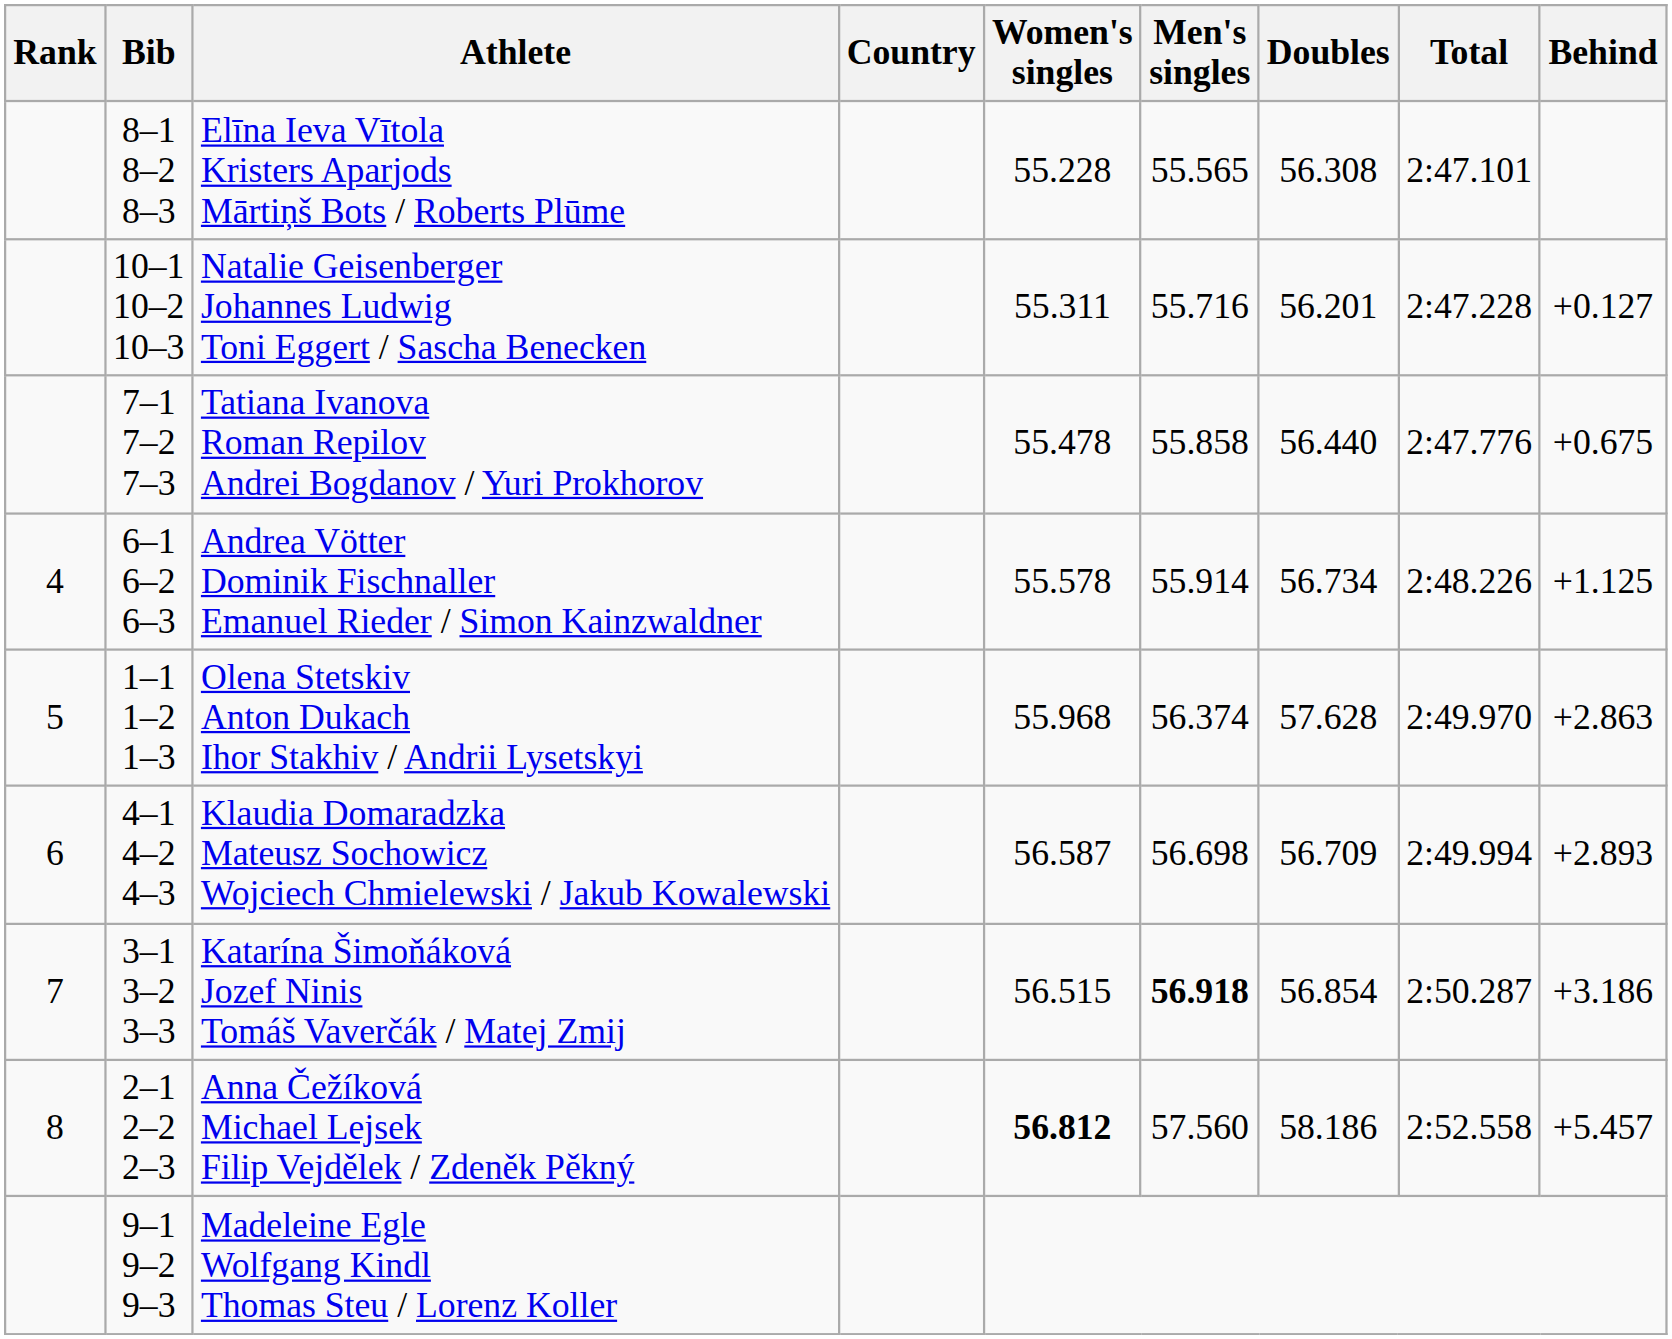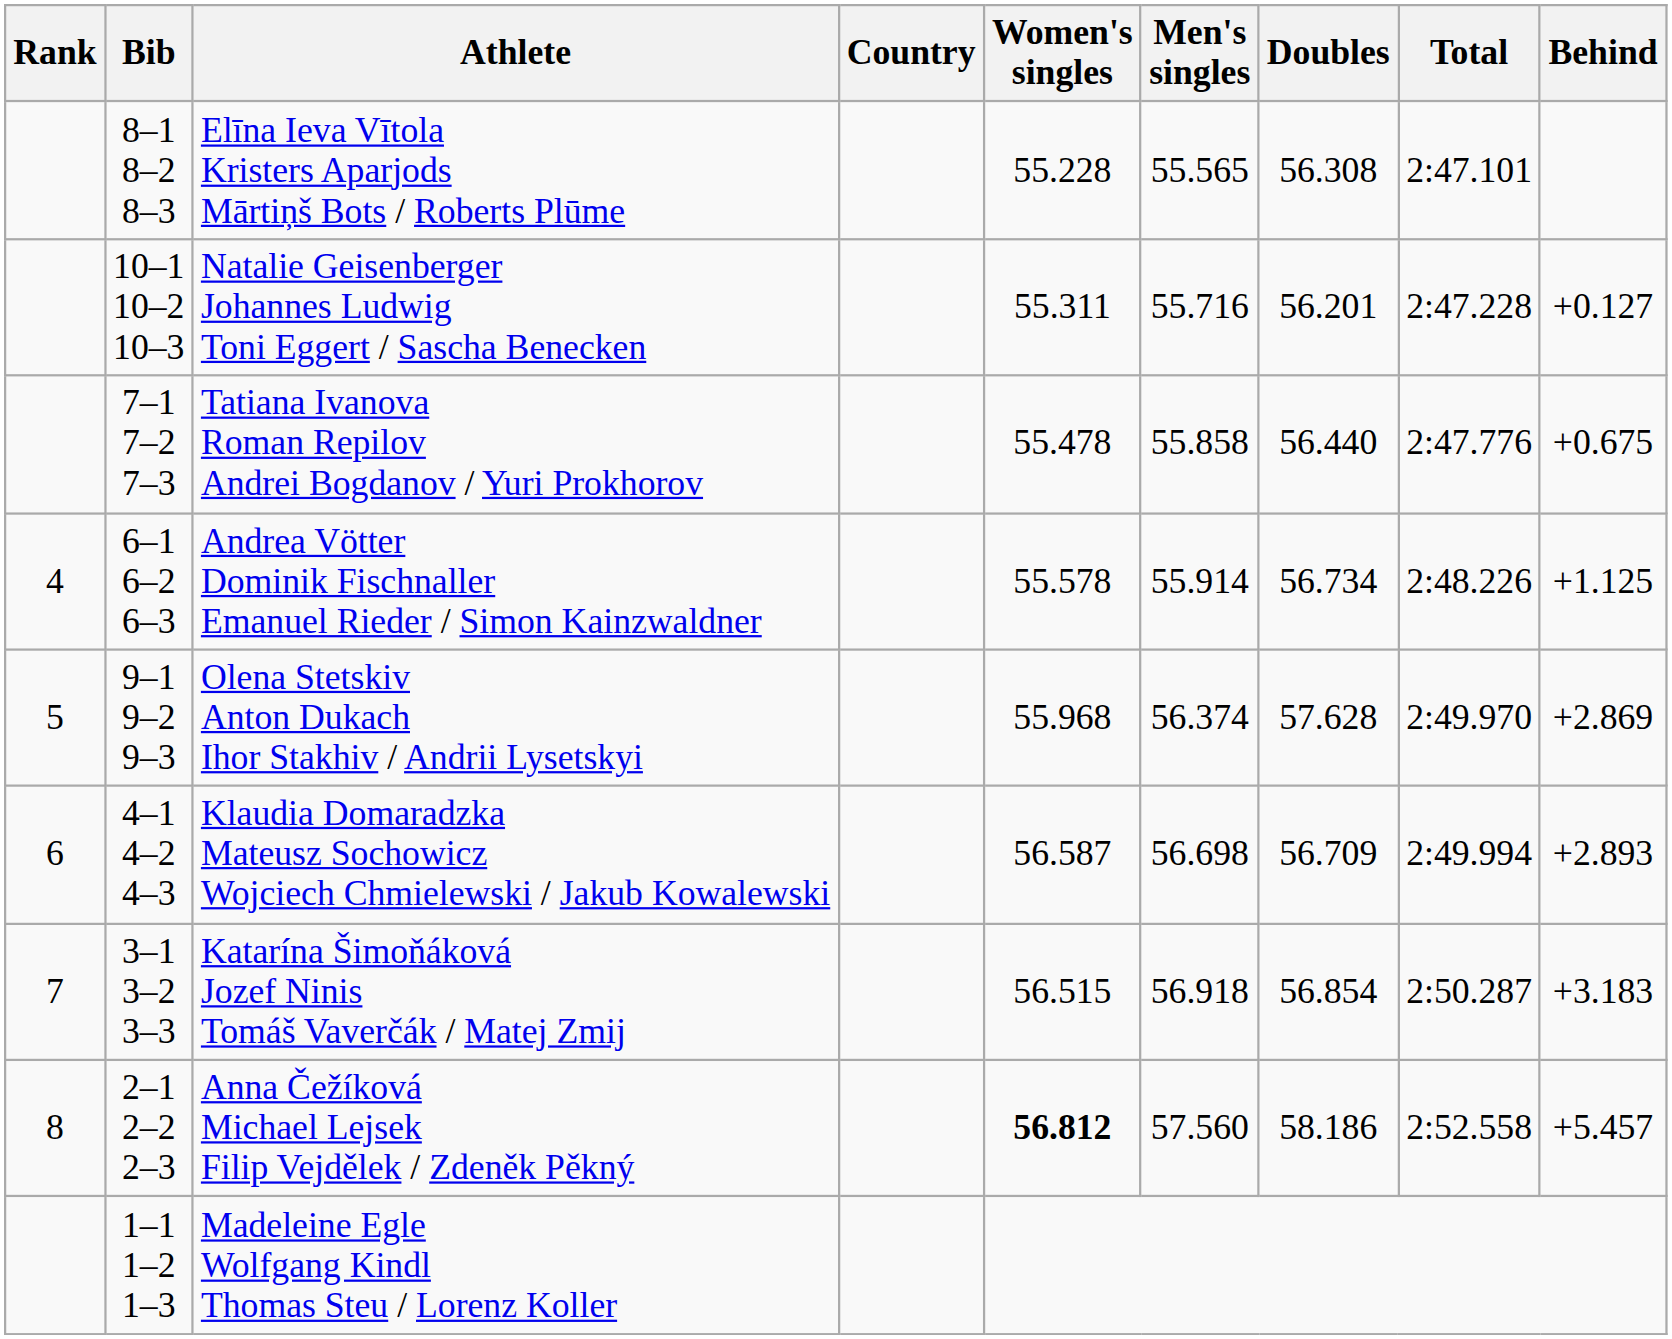(149, 717) 1–1 1–2 1–3 -> (149, 717) 9–1 9–2 9–3
(1603, 717) +2.863 -> (1603, 717) +2.869
(1200, 990) bold -> (1200, 990) normal
(1603, 990) +3.186 -> (1603, 990) +3.183
(149, 1264) 9–1 9–2 9–3 -> (149, 1264) 1–1 1–2 1–3
